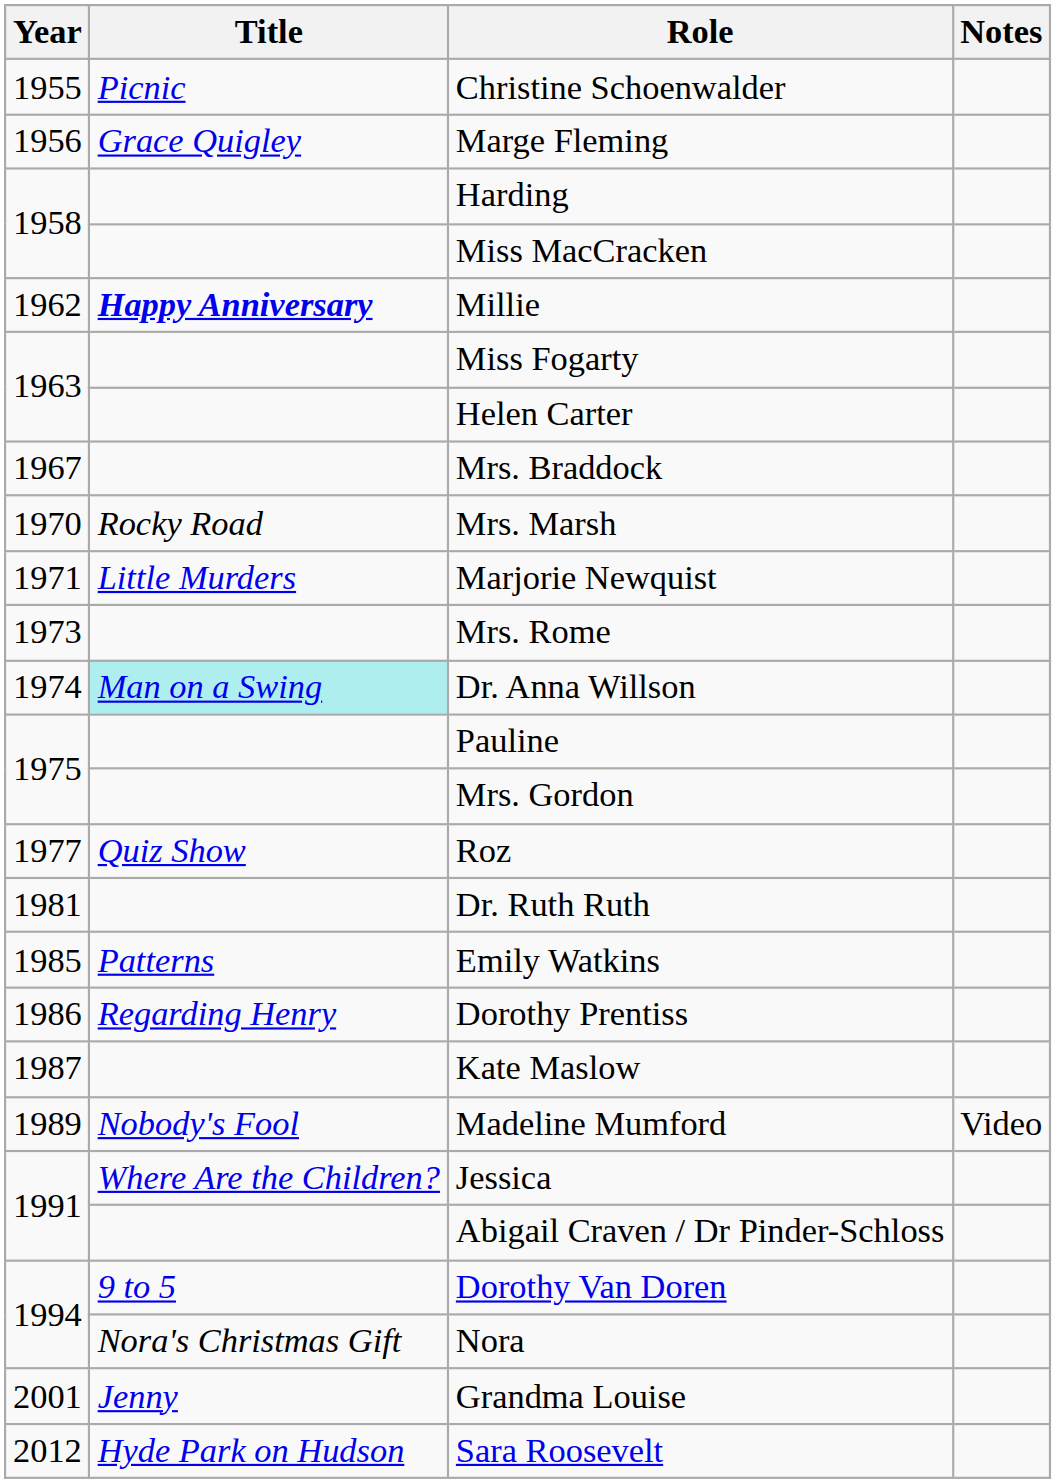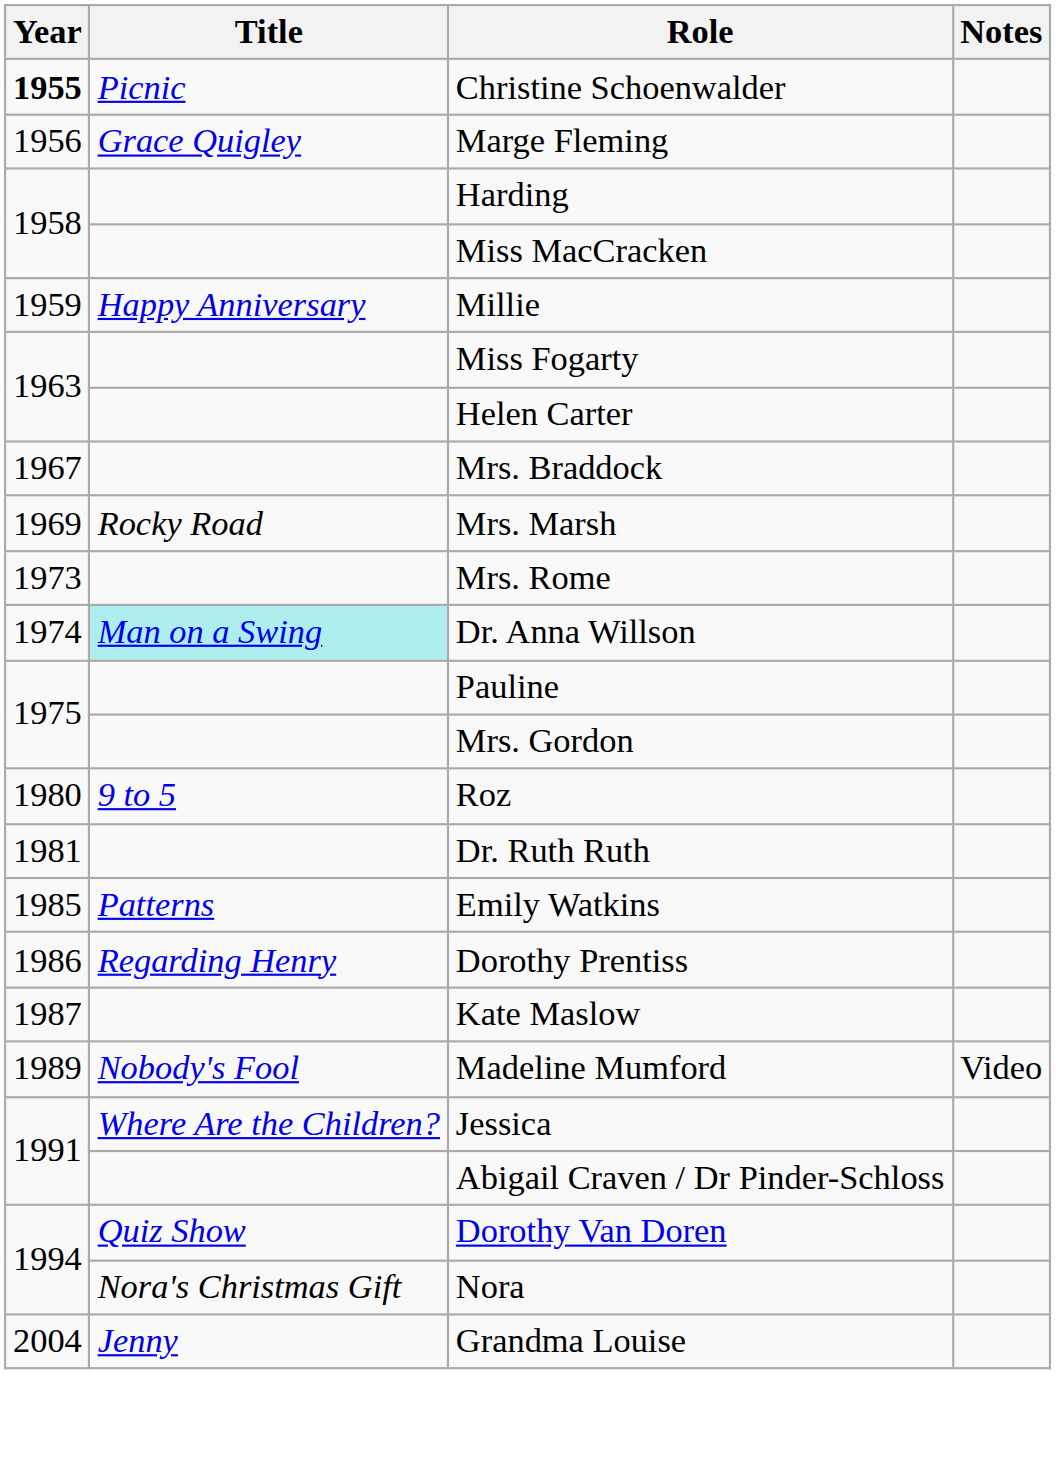(47, 86) normal -> (47, 86) bold
(47, 304) 1962 -> (47, 304) 1959
(235, 304) bold -> (232, 304) normal
(47, 522) 1970 -> (47, 522) 1969
- row: (586, 577)
(47, 850) 1977 -> (47, 795) 1980
(172, 850) Quiz Show -> (137, 795) 9 to 5
(137, 1286) 9 to 5 -> (172, 1232) Quiz Show
(47, 1395) 2001 -> (47, 1341) 2004
- row: (560, 1450)
